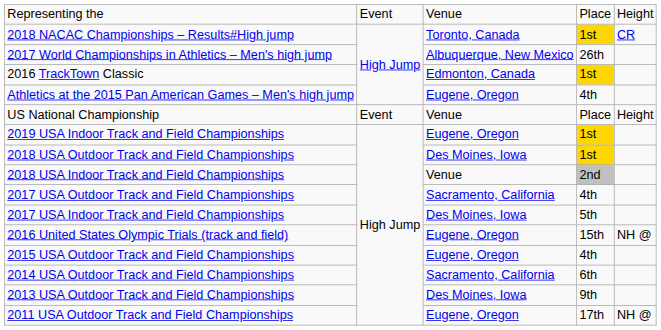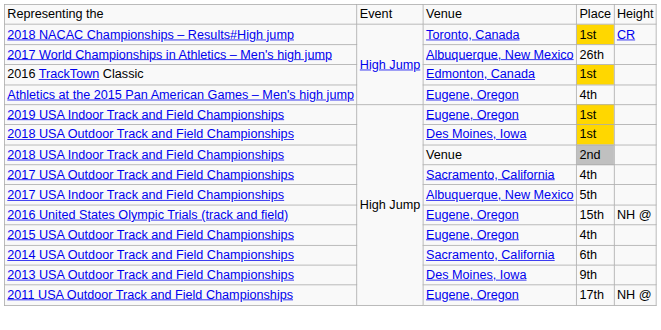- row: (83, 114)
(476, 214) Des Moines, Iowa -> (500, 194) Albuquerque, New Mexico
